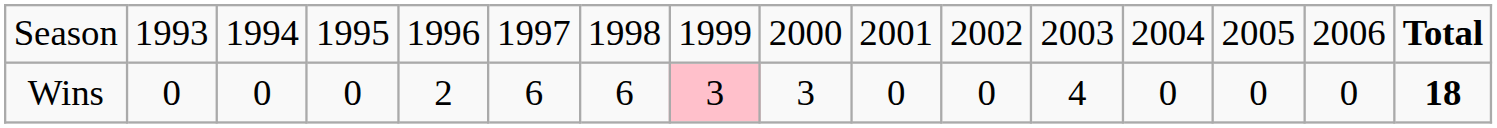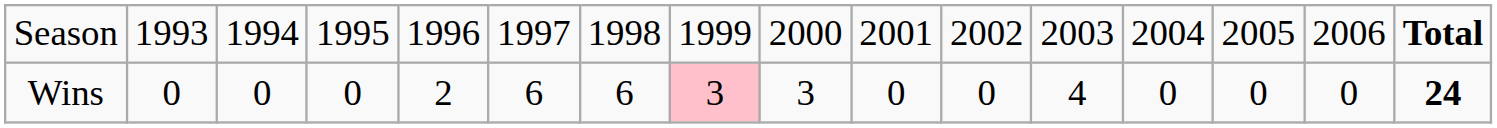(1443, 92) 18 -> (1443, 92) 24
